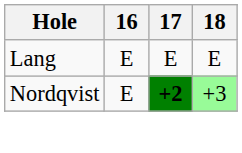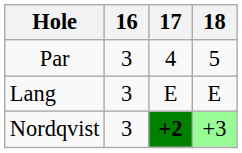+ row: (55, 57)
(127, 57) E -> (127, 93) 3
(127, 93) E -> (127, 128) 3
